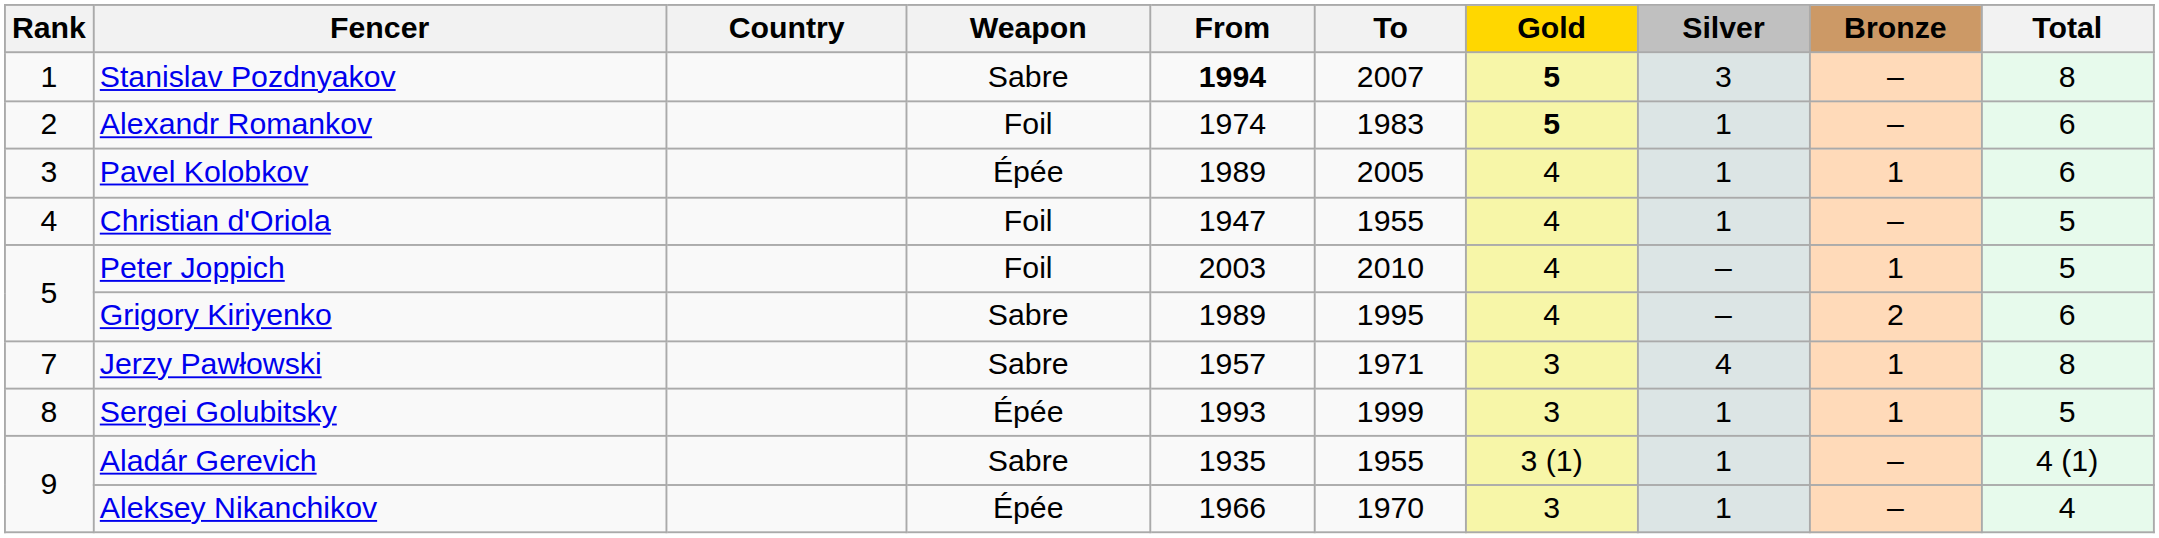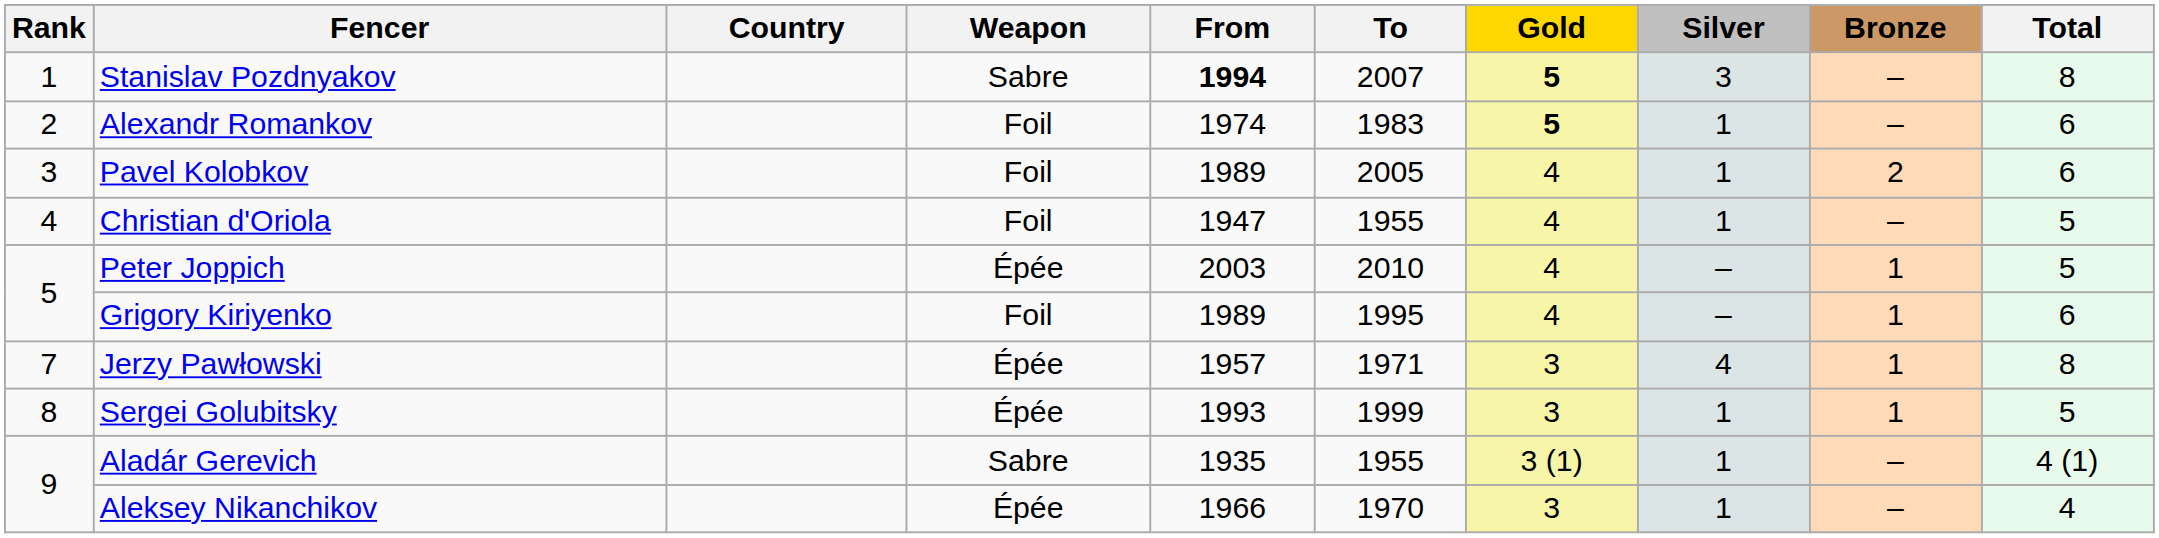(1028, 172) Épée -> (1028, 172) Foil
(1895, 172) 1 -> (1895, 172) 2
(1028, 268) Foil -> (1028, 268) Épée
(1028, 316) Sabre -> (1028, 316) Foil
(1895, 316) 2 -> (1895, 316) 1
(1028, 364) Sabre -> (1028, 364) Épée
